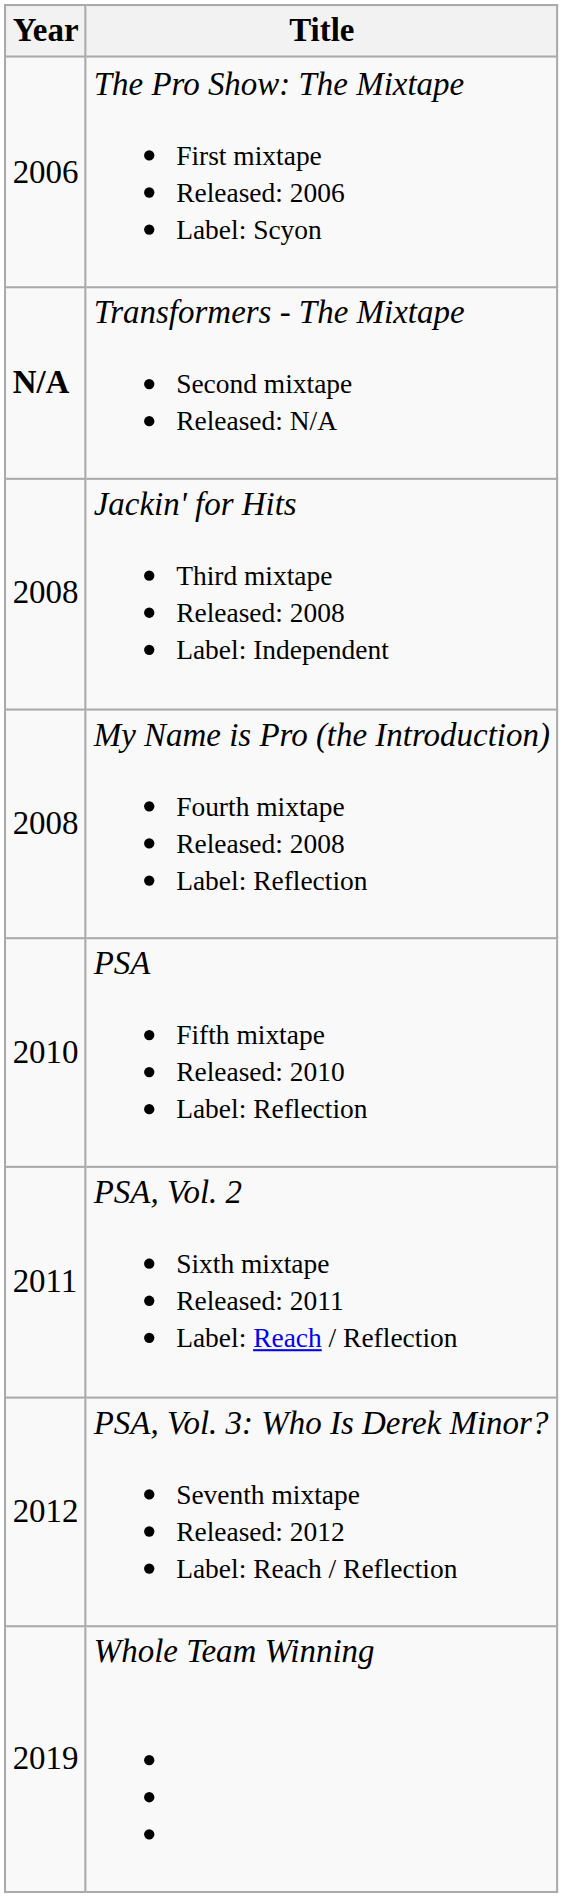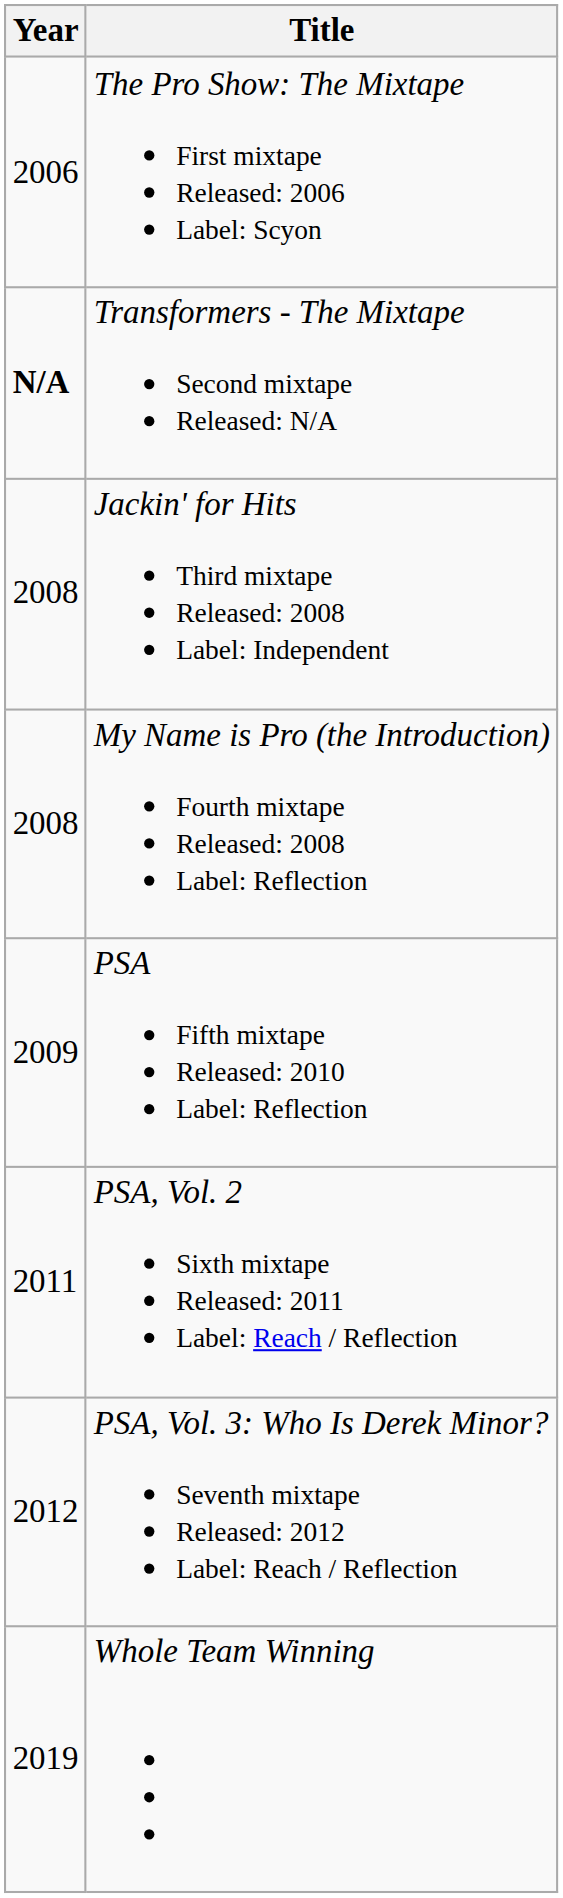(46, 1052) 2010 -> (46, 1052) 2009
